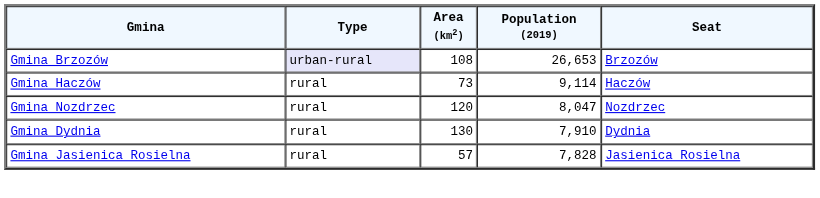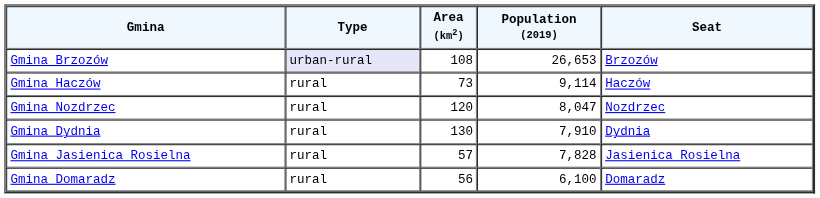+ row: (63, 179)
